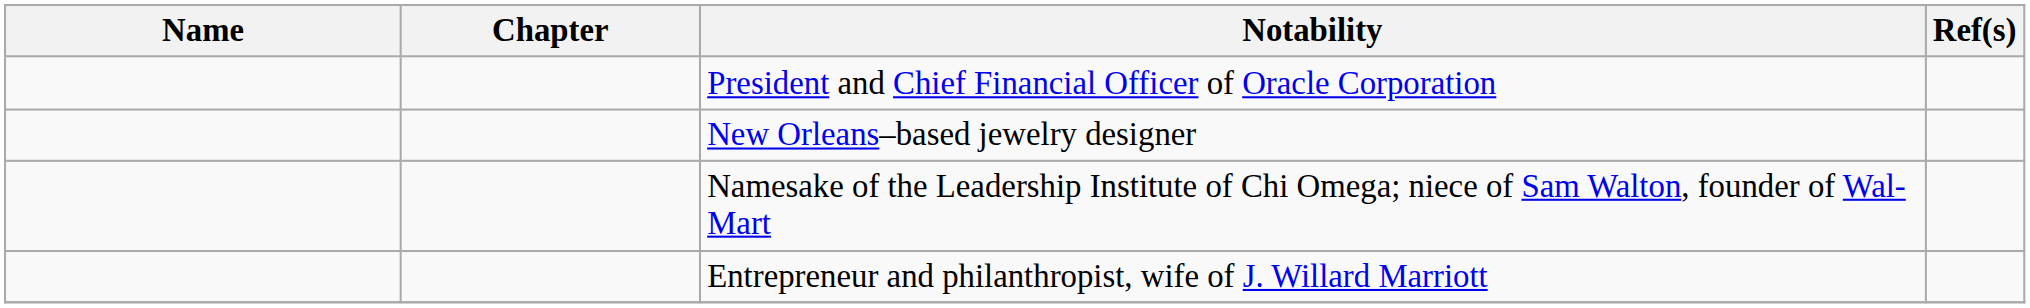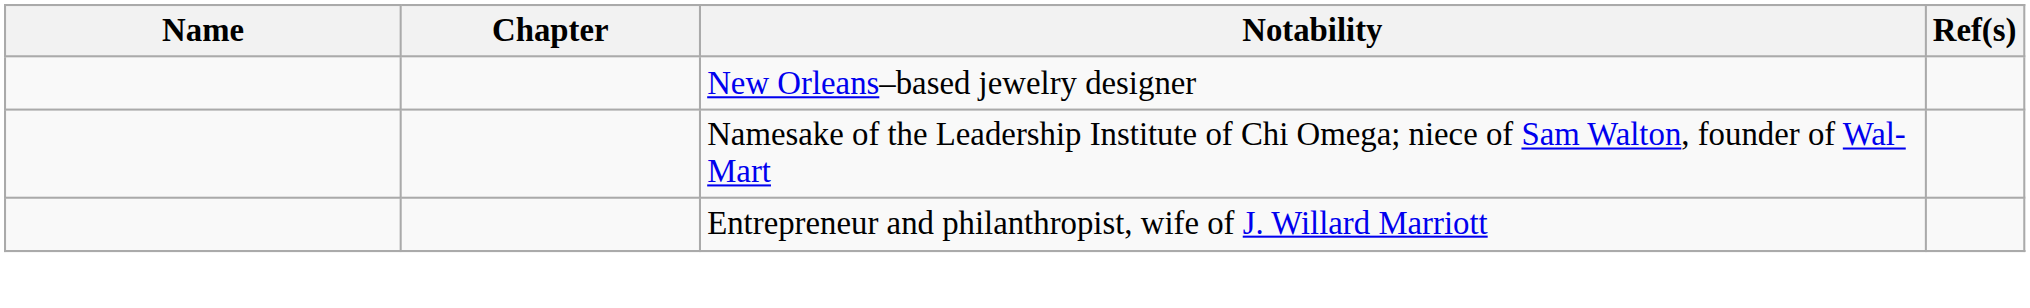- row: (1102, 82)
